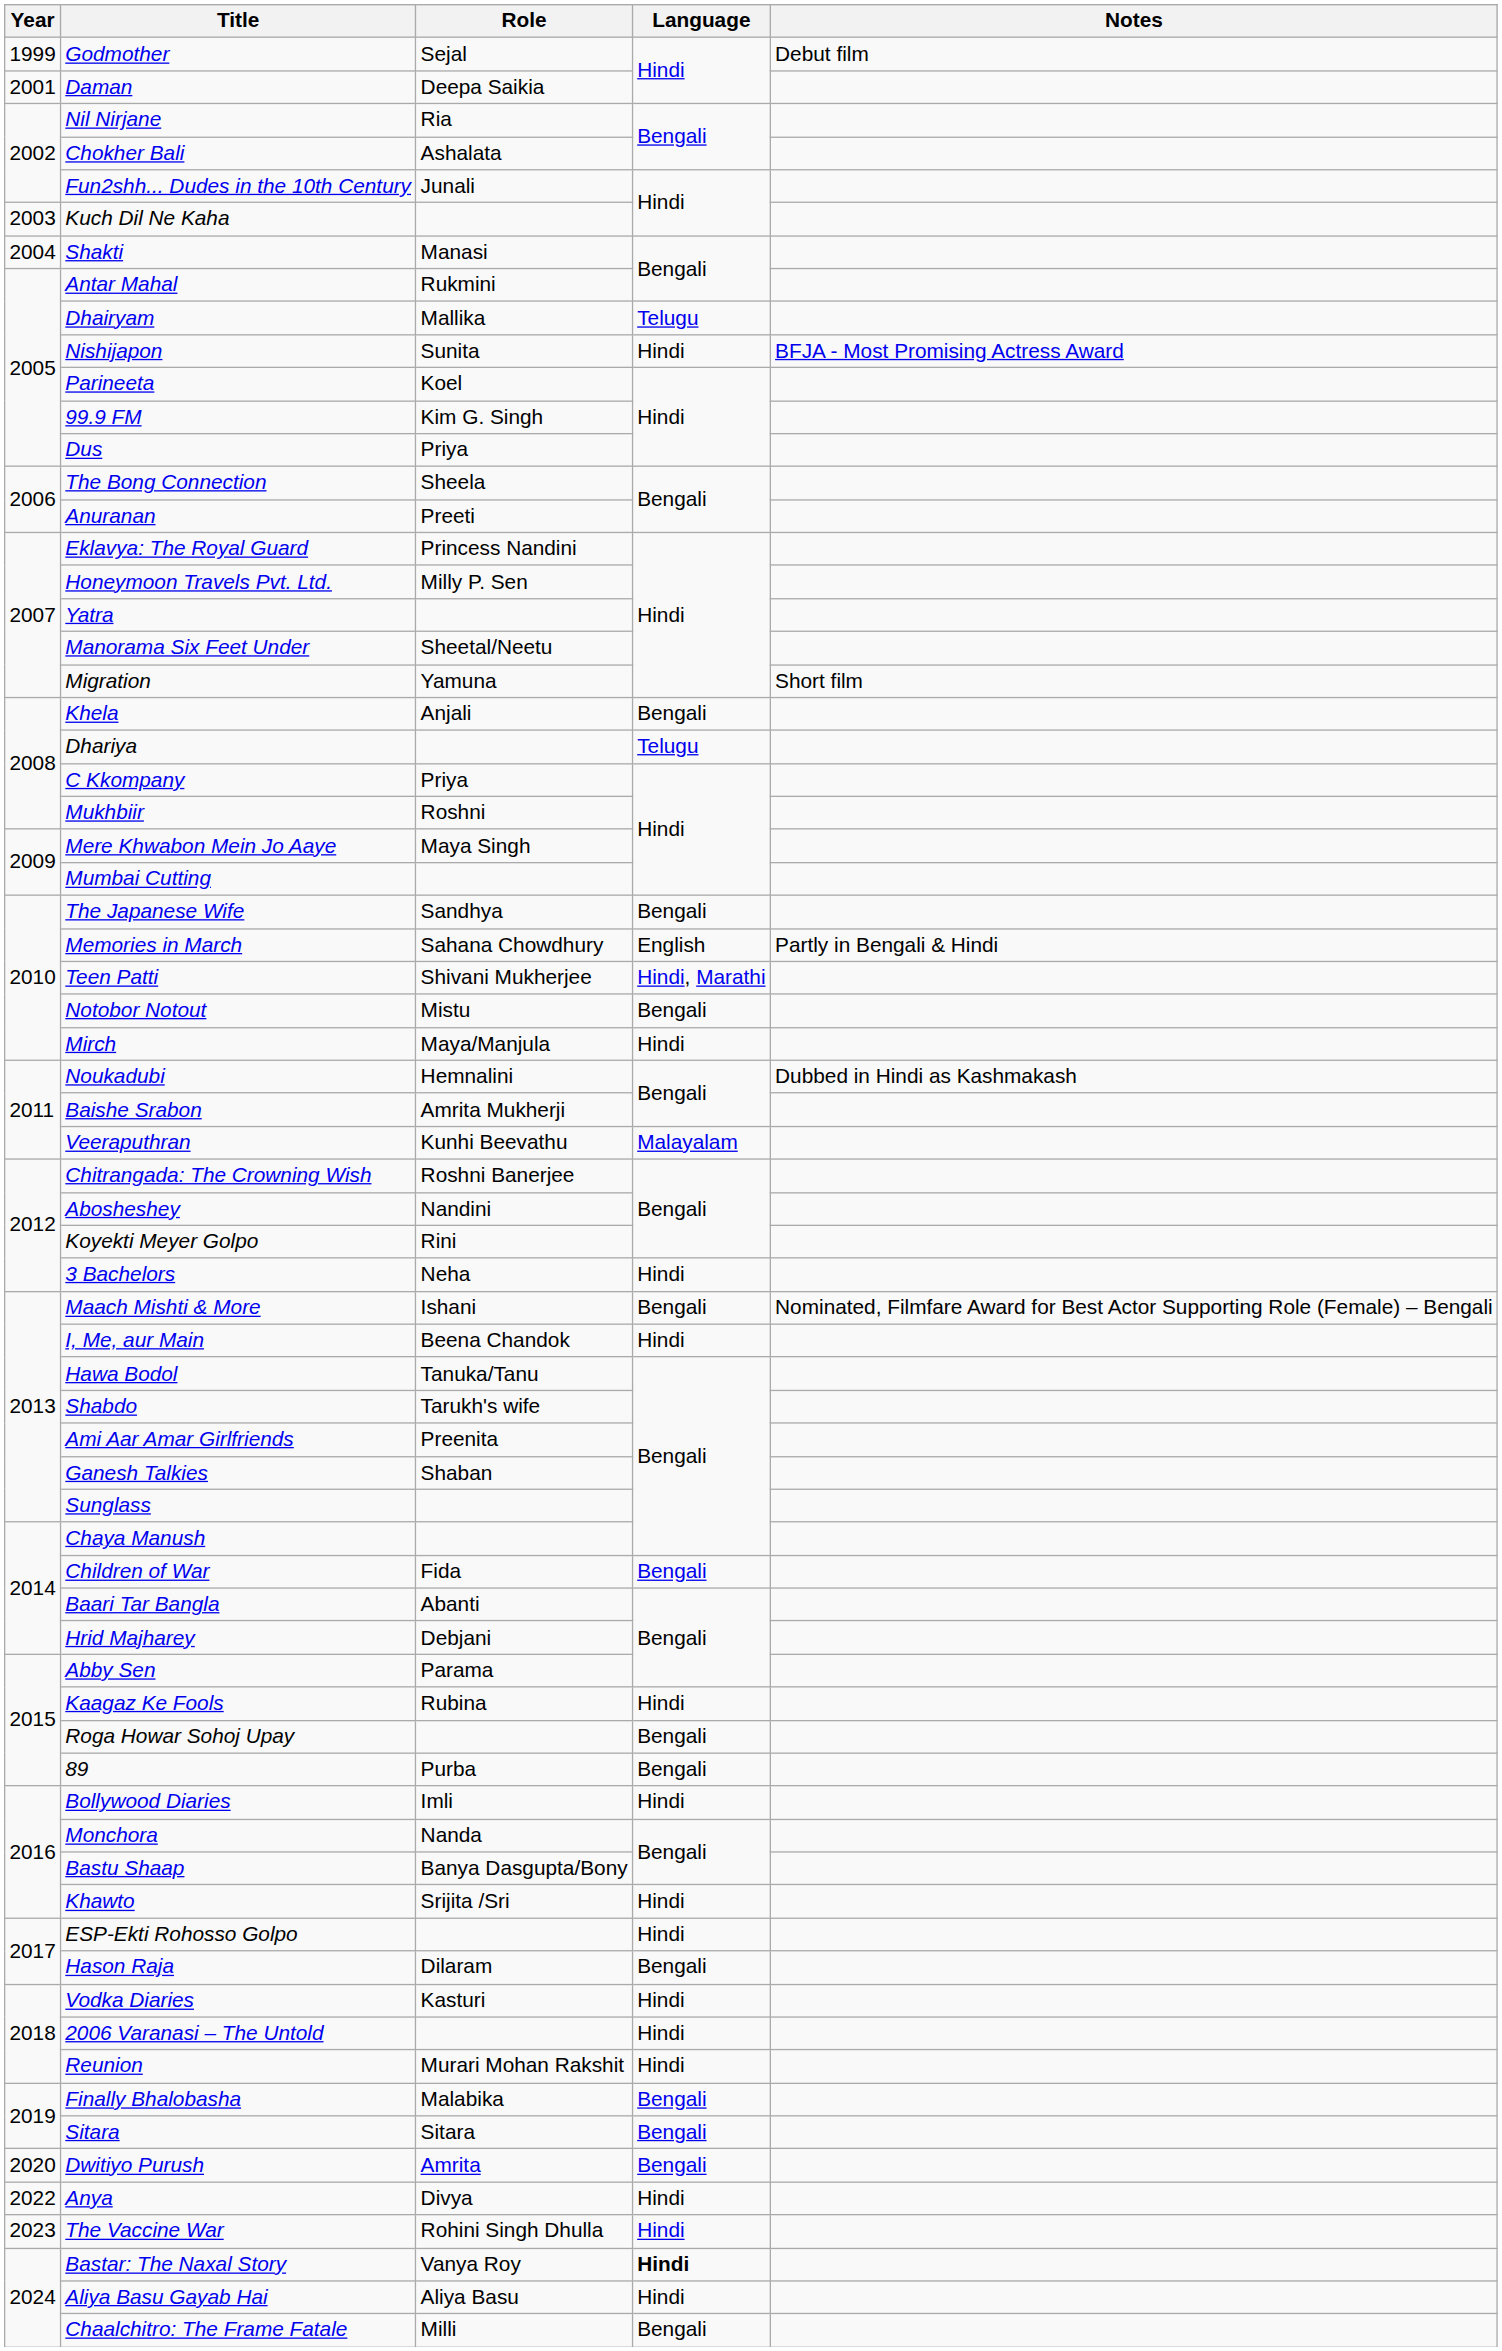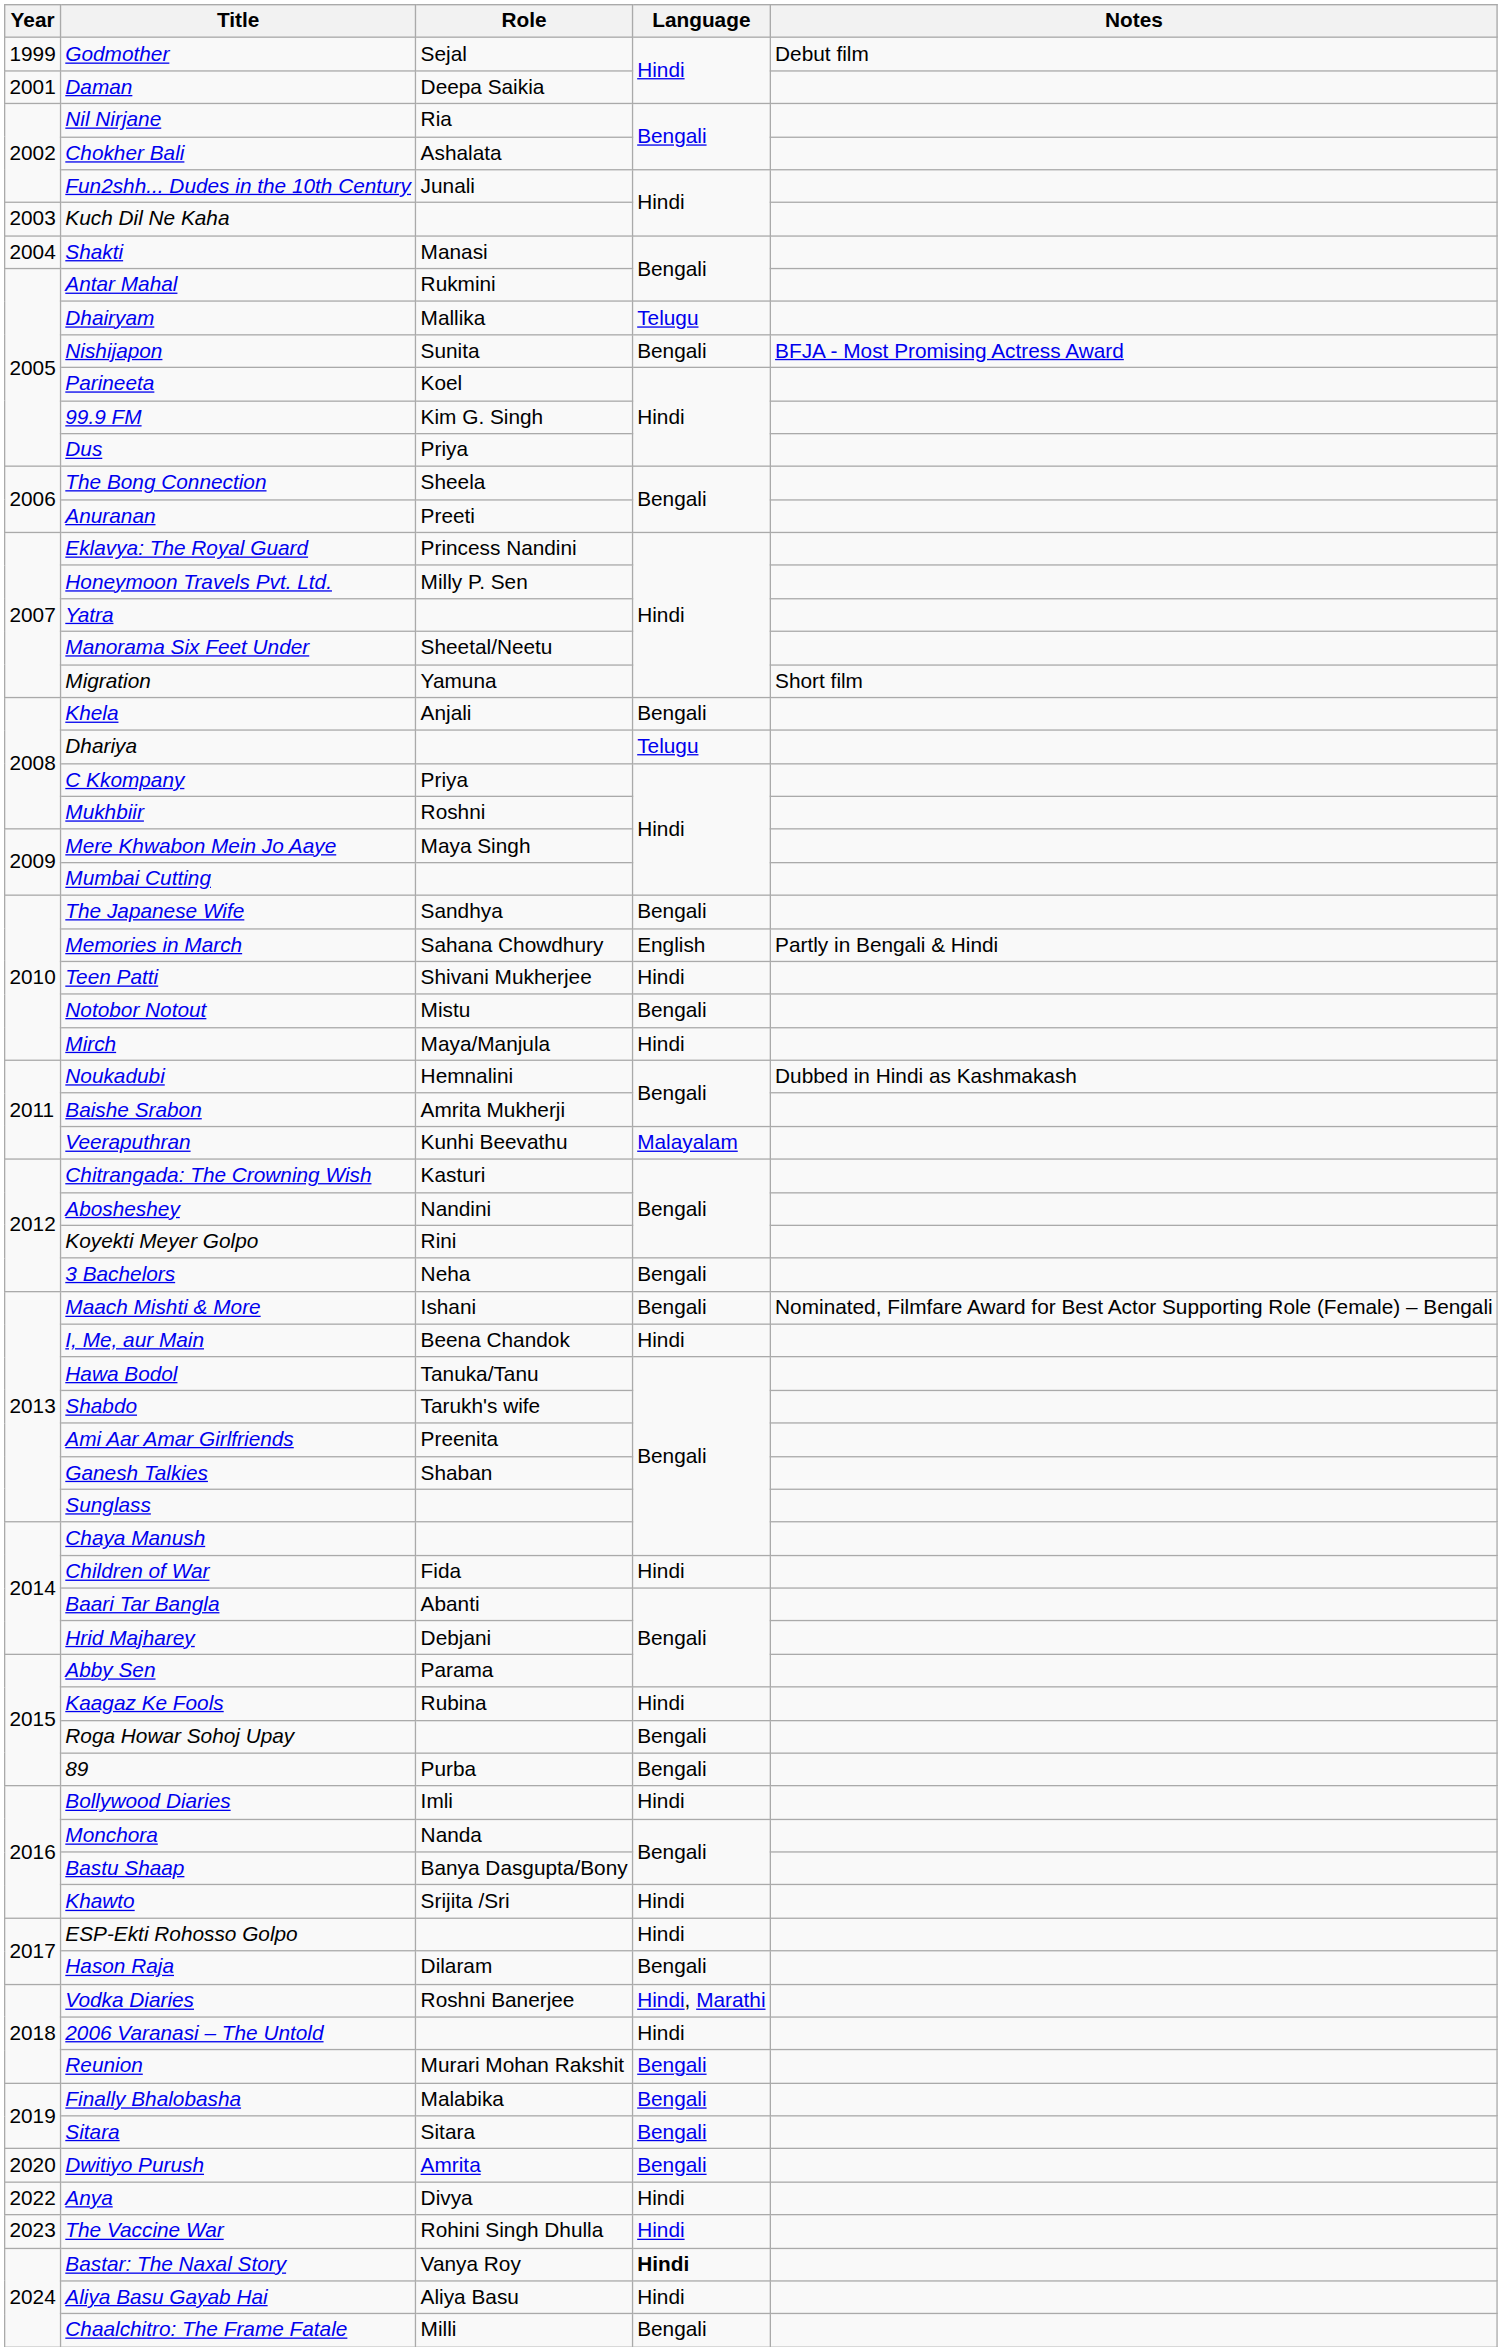(661, 350) Hindi -> (672, 350) Bengali
(701, 977) Hindi, Marathi -> (661, 977) Hindi
(498, 1175) Roshni Banerjee -> (453, 1175) Kasturi
(661, 1274) Hindi -> (672, 1274) Bengali
(672, 1571) Bengali -> (661, 1571) Hindi
(453, 2000) Kasturi -> (498, 2000) Roshni Banerjee
(661, 2000) Hindi -> (701, 2000) Hindi, Marathi
(661, 2066) Hindi -> (672, 2066) Bengali
